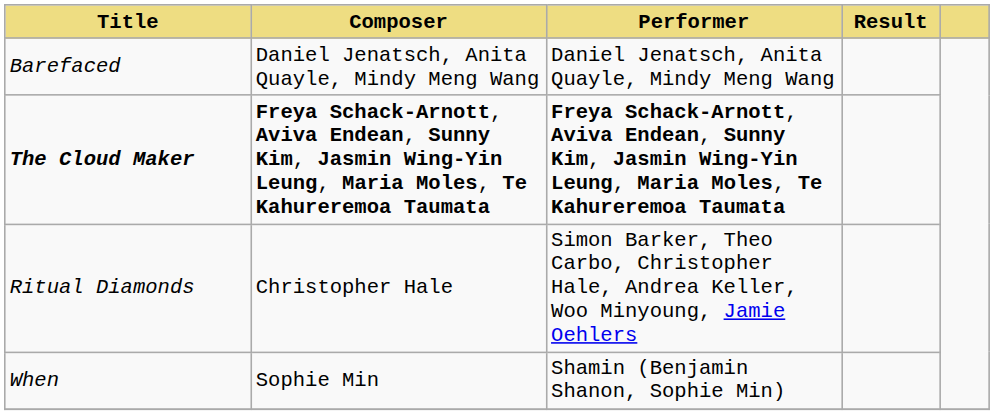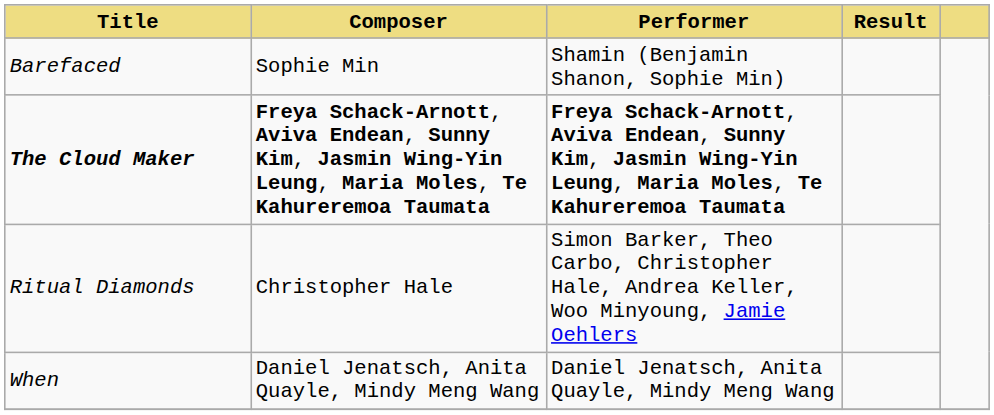(398, 67) Daniel Jenatsch, Anita Quayle, Mindy Meng Wang -> (317, 67) Sophie Min
(693, 67) Daniel Jenatsch, Anita Quayle, Mindy Meng Wang -> (668, 67) Shamin (Benjamin Shanon, Sophie Min)
(317, 381) Sophie Min -> (398, 381) Daniel Jenatsch, Anita Quayle, Mindy Meng Wang
(668, 381) Shamin (Benjamin Shanon, Sophie Min) -> (693, 381) Daniel Jenatsch, Anita Quayle, Mindy Meng Wang
